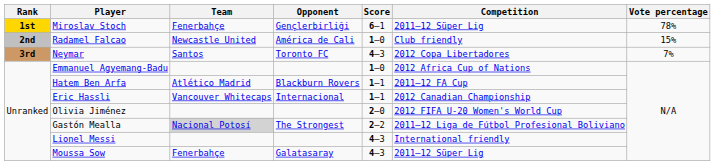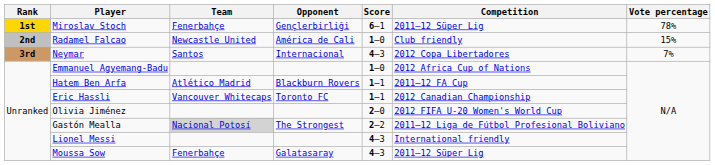(302, 54) Toronto FC -> (310, 54) Internacional
(310, 97) Internacional -> (302, 97) Toronto FC
